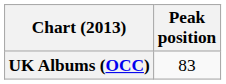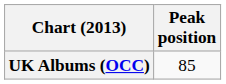(187, 65) 83 -> (187, 65) 85
